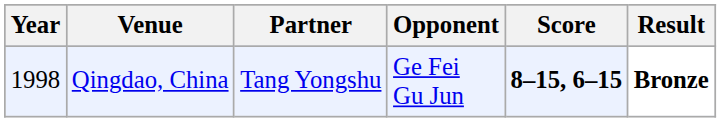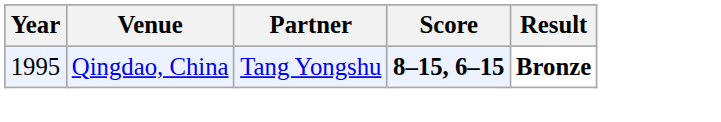- column: (446, 25)
(35, 80) 1998 -> (35, 66) 1995
